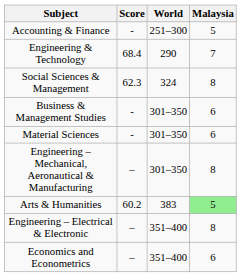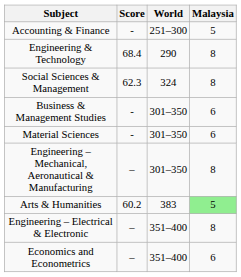(213, 53) 7 -> (213, 53) 8
